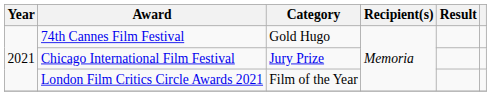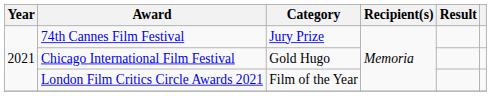(300, 36) Gold Hugo -> (297, 36) Jury Prize
(297, 58) Jury Prize -> (300, 58) Gold Hugo
